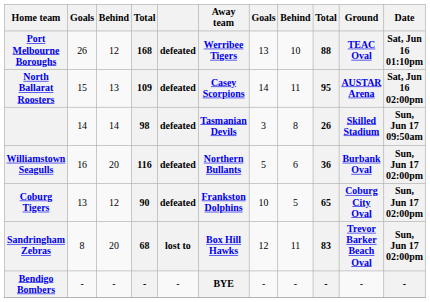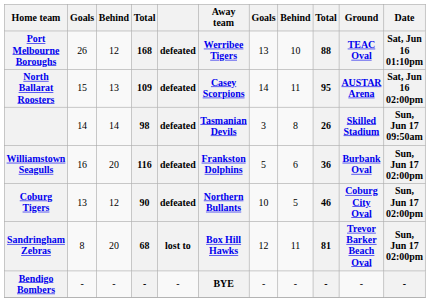(224, 164) Northern Bullants -> (224, 164) Frankston Dolphins
(224, 202) Frankston Dolphins -> (224, 202) Northern Bullants
(326, 202) 65 -> (326, 202) 46
(326, 246) 83 -> (326, 246) 81
